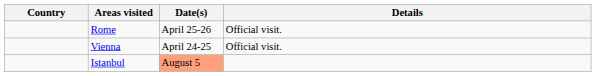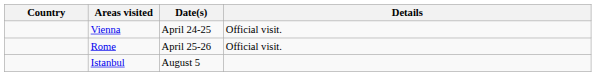rows swapped: (106, 46) <-> (103, 29)
(181, 63) lightsalmon background -> (181, 63) no background
